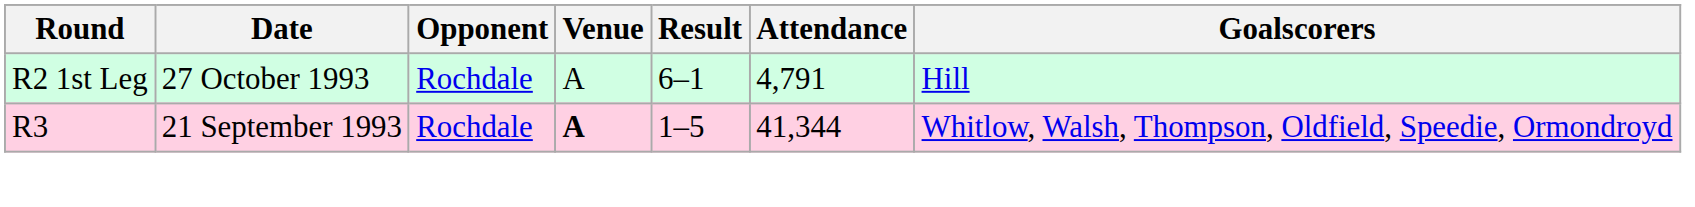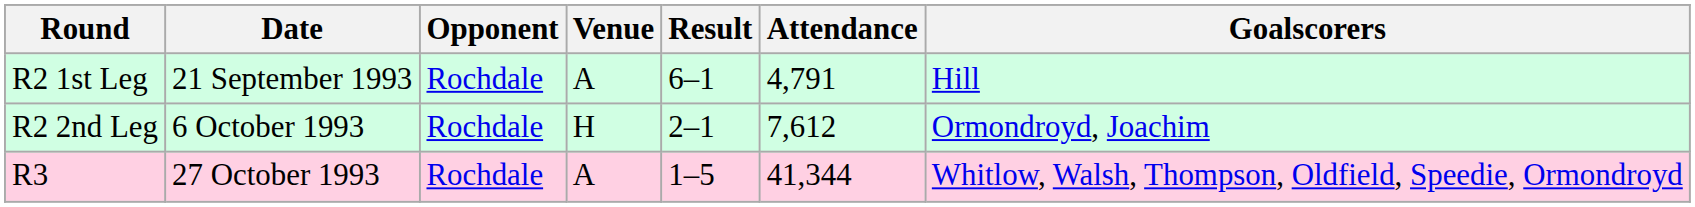(266, 77) 27 October 1993 -> (292, 77) 21 September 1993
+ row: (85, 126)
(282, 126) 21 September 1993 -> (276, 175) 27 October 1993
(574, 126) bold -> (584, 175) normal
